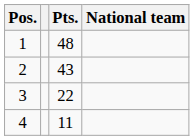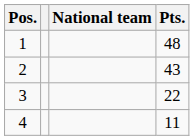columns swapped: (136, 17) <-> (65, 17)
